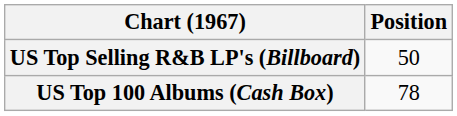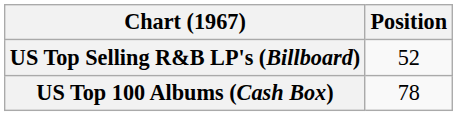(409, 57) 50 -> (409, 57) 52
